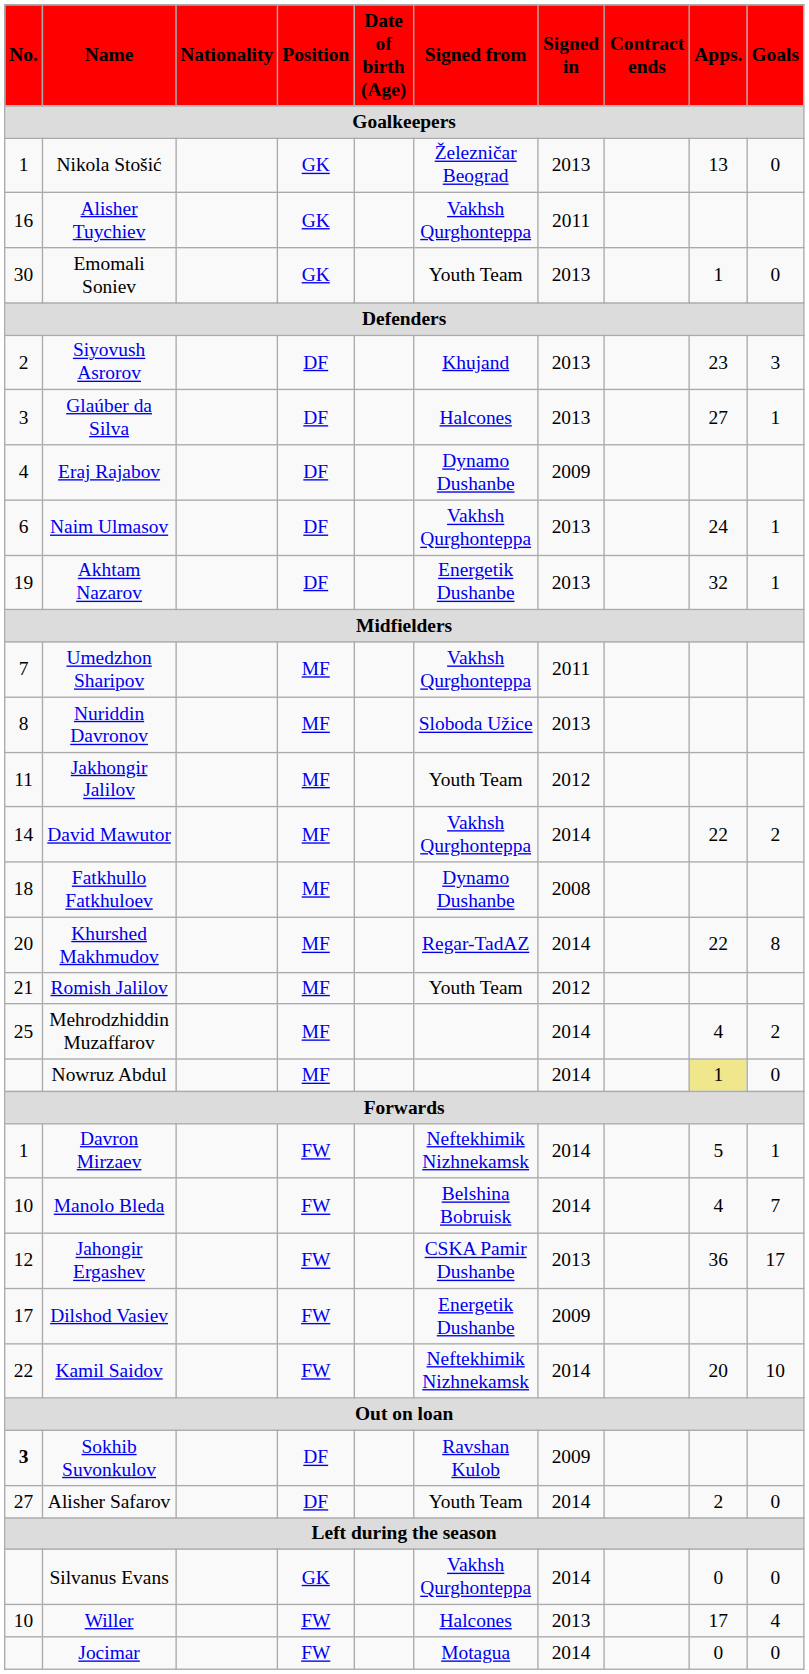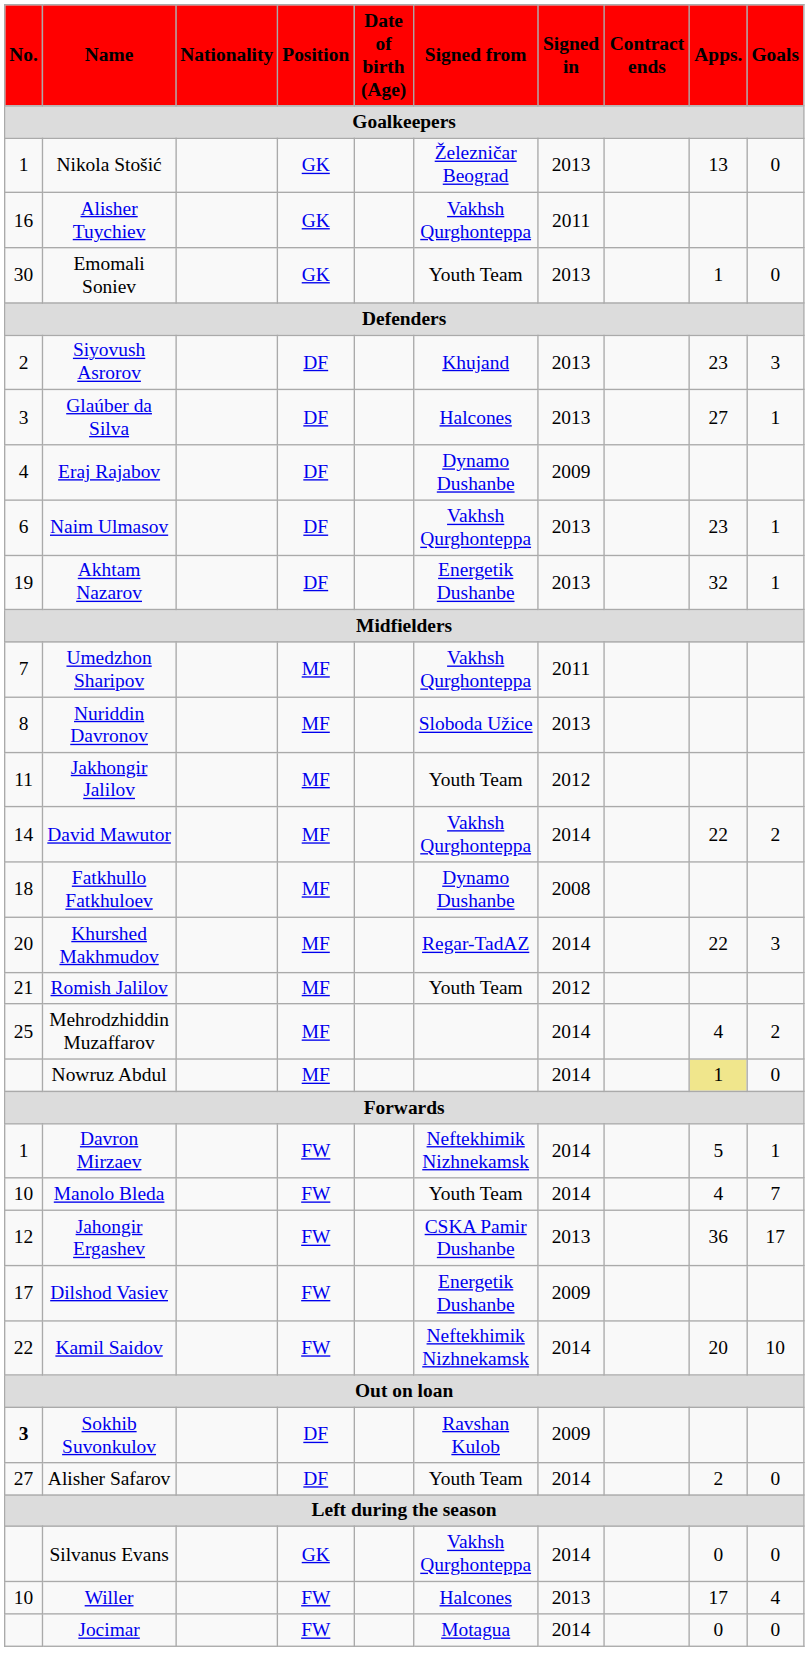(718, 527) 24 -> (718, 527) 23
(775, 944) 8 -> (775, 944) 3
(476, 1205) Belshina Bobruisk -> (476, 1194) Youth Team
